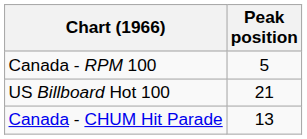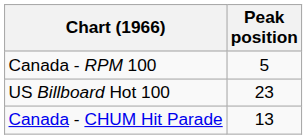(264, 92) 21 -> (264, 92) 23
